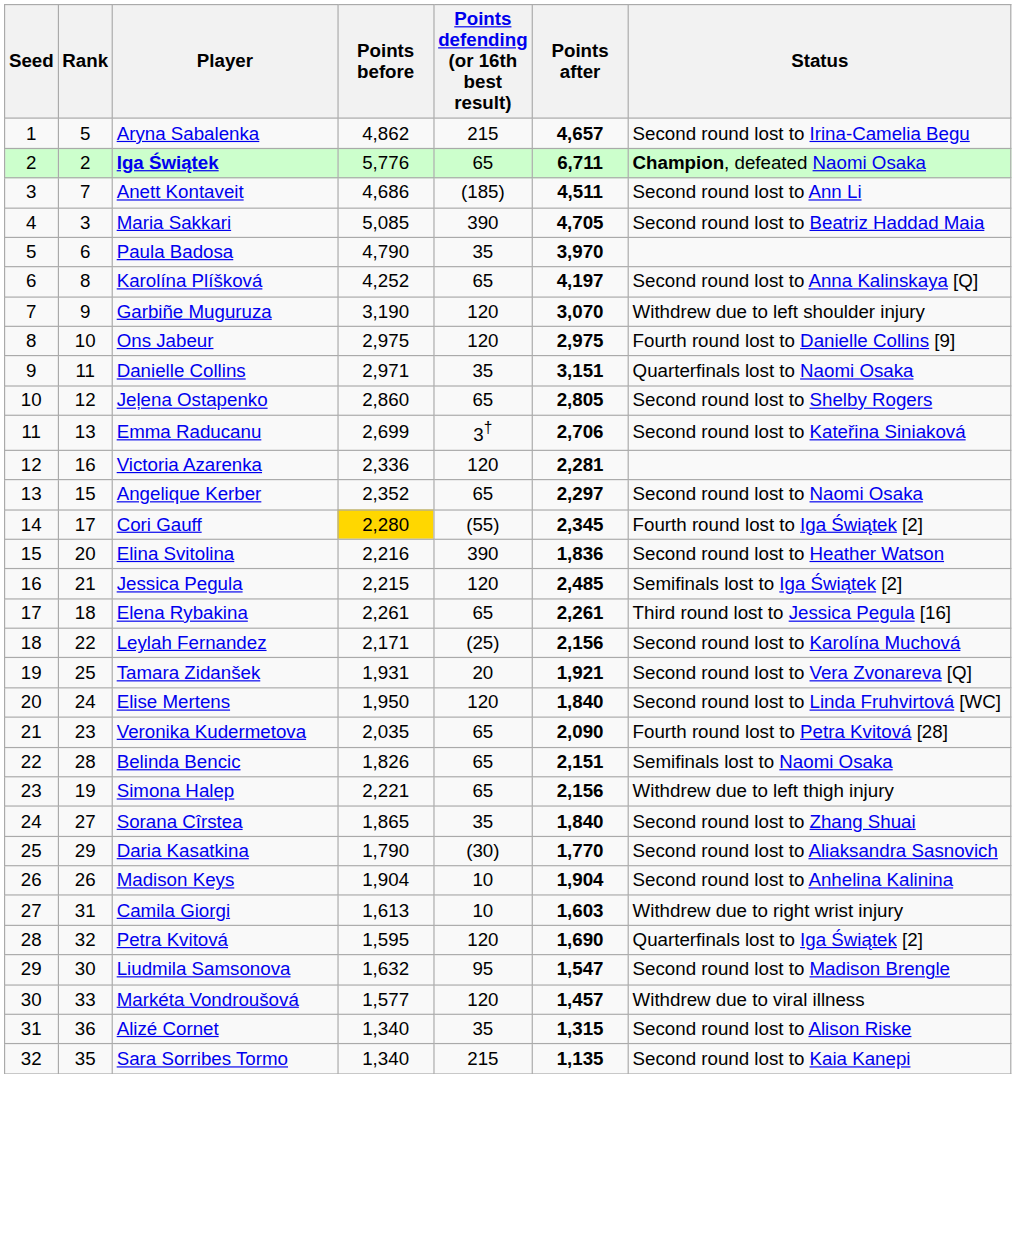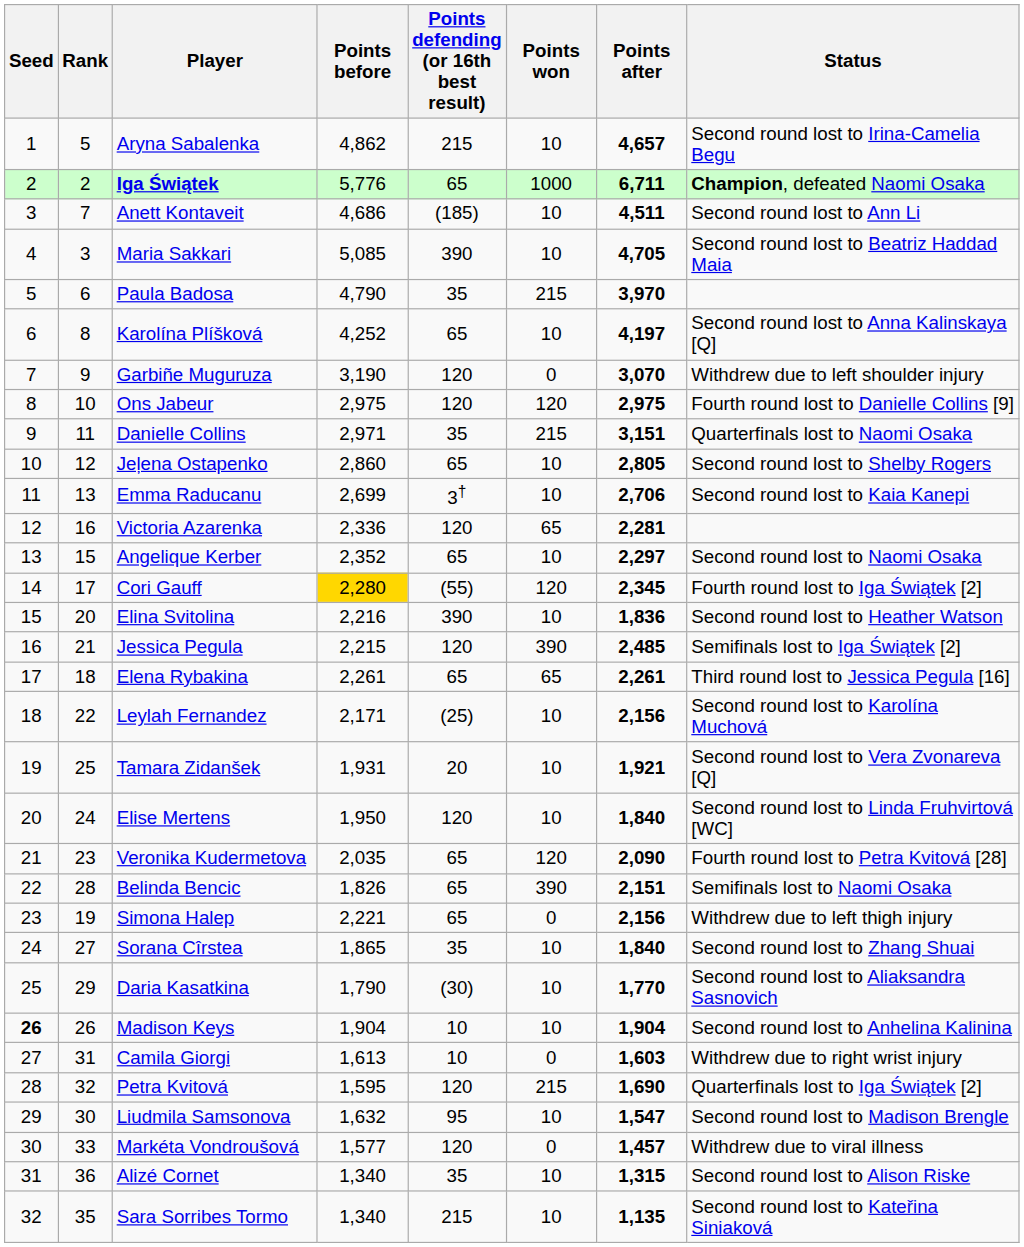+ column: (551, 61)
(799, 432) Second round lost to Kateřina Siniaková -> (830, 495) Second round lost to Kaia Kanepi
(31, 880) normal -> (31, 1027) bold
(772, 1058) Second round lost to Kaia Kanepi -> (815, 1216) Second round lost to Kateřina Siniaková
